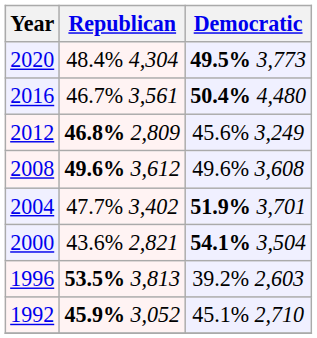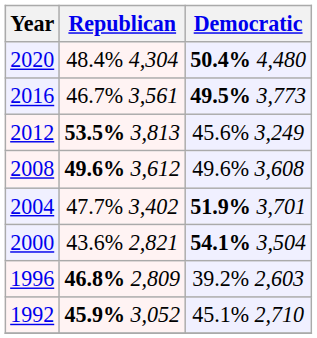(248, 60) 49.5% 3,773 -> (248, 60) 50.4% 4,480
(248, 96) 50.4% 4,480 -> (248, 96) 49.5% 3,773
(122, 132) 46.8% 2,809 -> (122, 132) 53.5% 3,813
(122, 278) 53.5% 3,813 -> (122, 278) 46.8% 2,809
